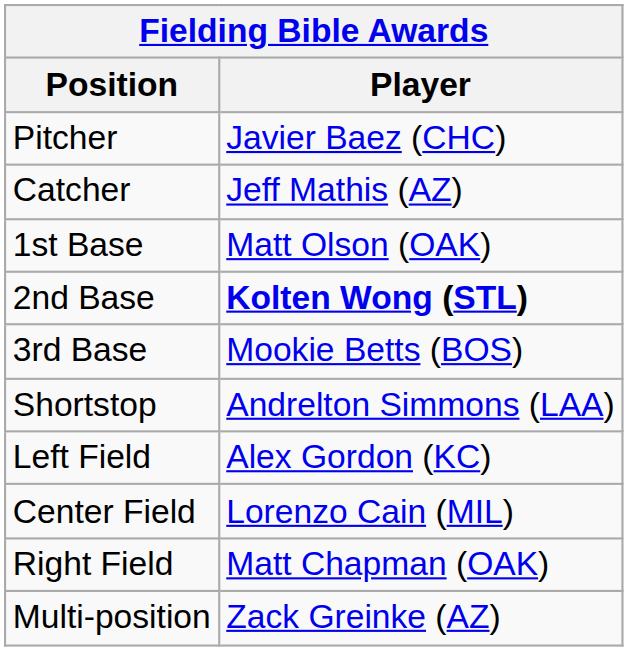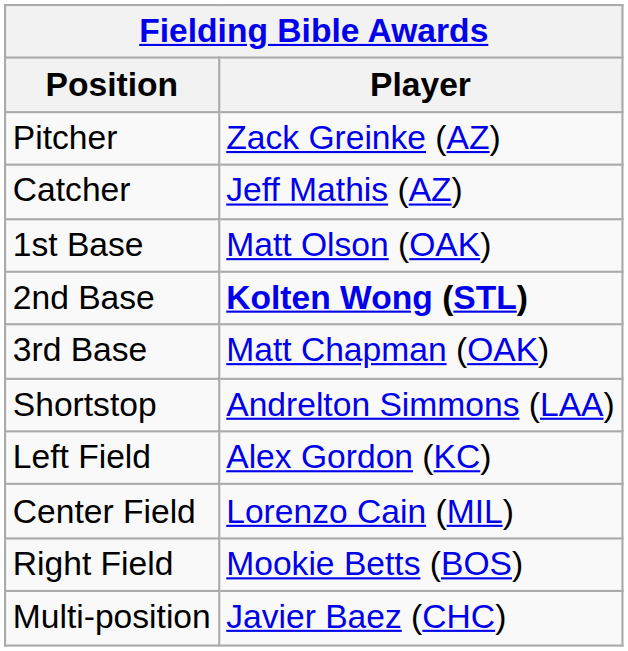(366, 137) Javier Baez (CHC) -> (363, 137) Zack Greinke (AZ)
(375, 350) Mookie Betts (BOS) -> (388, 350) Matt Chapman (OAK)
(388, 564) Matt Chapman (OAK) -> (375, 564) Mookie Betts (BOS)
(363, 617) Zack Greinke (AZ) -> (366, 617) Javier Baez (CHC)
